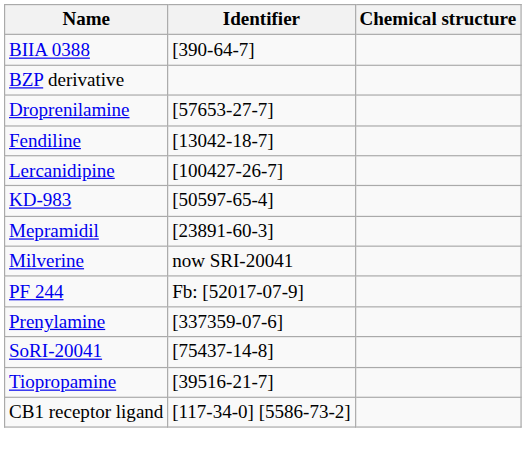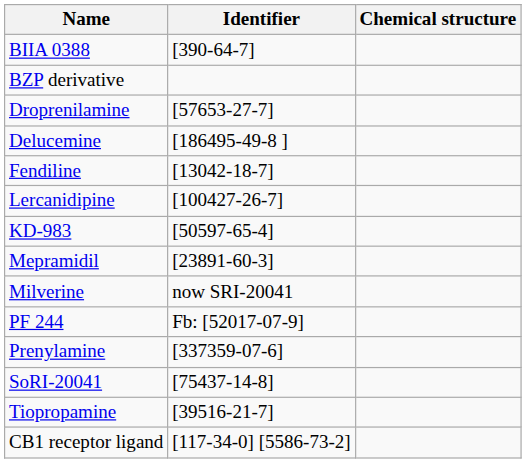+ row: (55, 140)
